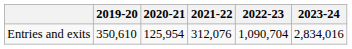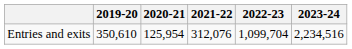(263, 34) 1,090,704 -> (263, 34) 1,099,704
(319, 34) 2,834,016 -> (319, 34) 2,234,516
